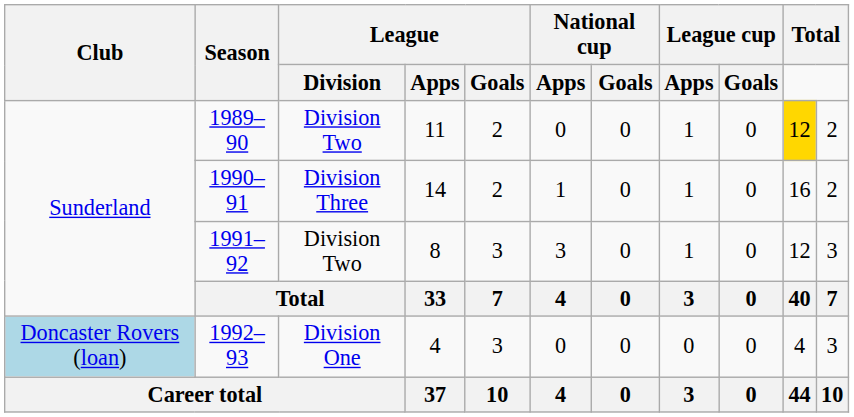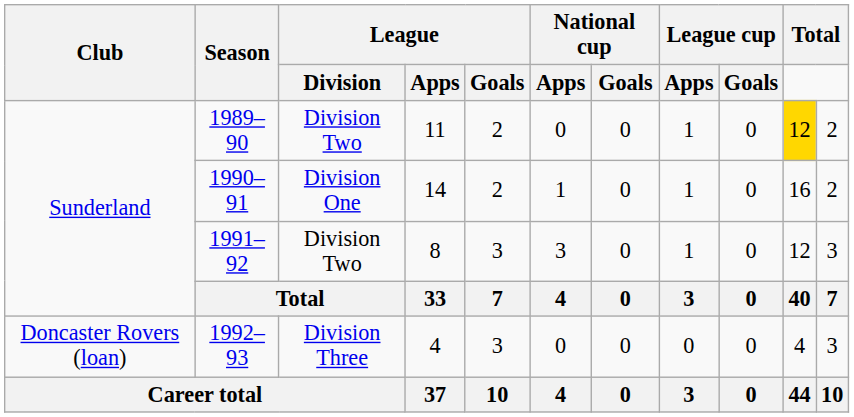(342, 190) Division Three -> (342, 190) Division One
(100, 346) lightblue background -> (100, 346) no background
(342, 346) Division One -> (342, 346) Division Three
